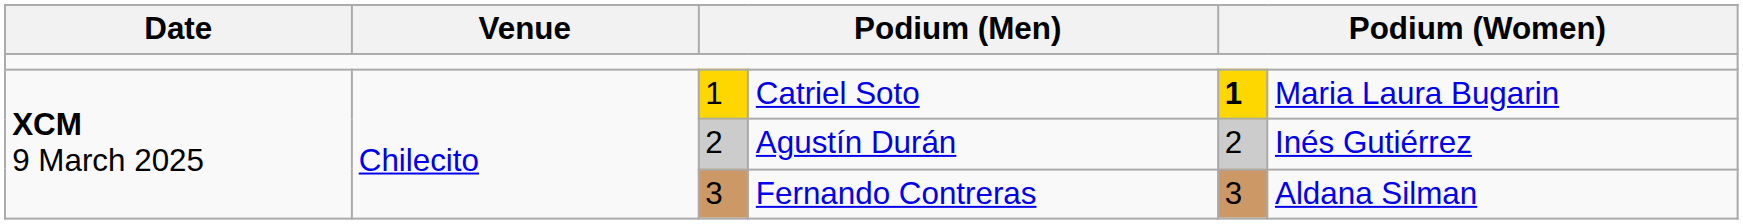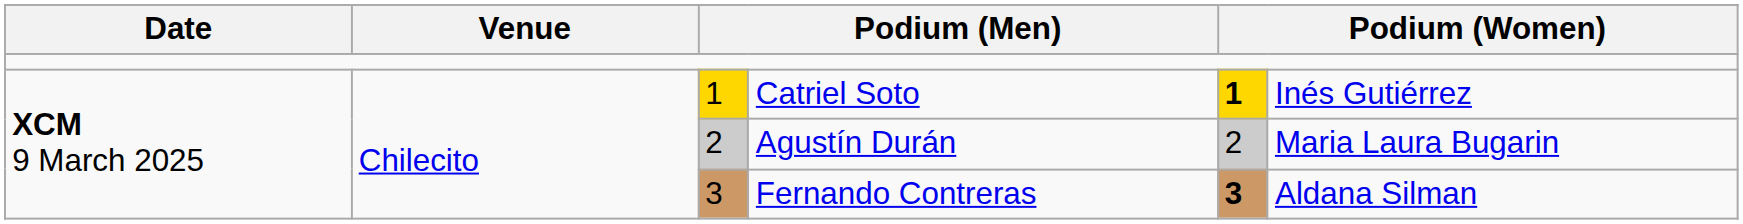(1417, 93) Maria Laura Bugarin -> (1373, 93) Inés Gutiérrez
(1373, 143) Inés Gutiérrez -> (1417, 143) Maria Laura Bugarin
(1234, 193) normal -> (1234, 193) bold
